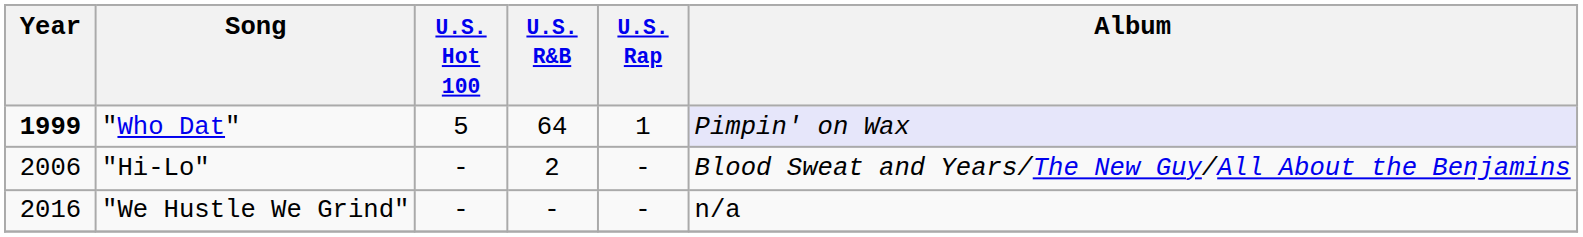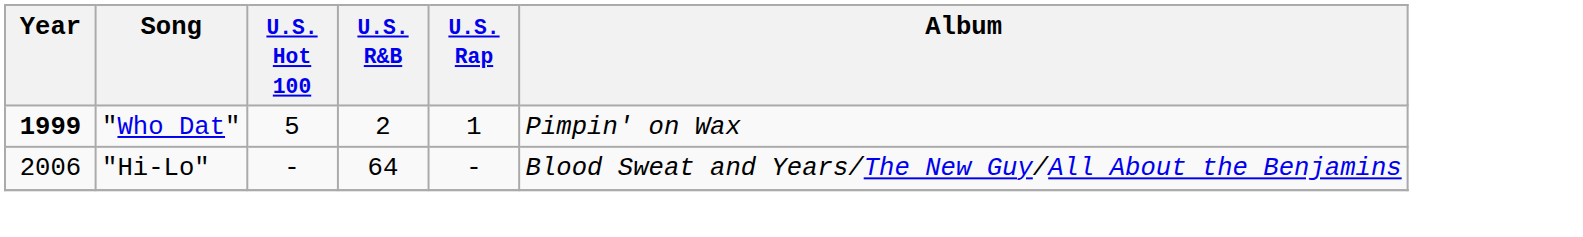(552, 127) 64 -> (383, 127) 2
(802, 127) lavender background -> (633, 127) no background
(552, 168) 2 -> (383, 168) 64
- row: (256, 210)
